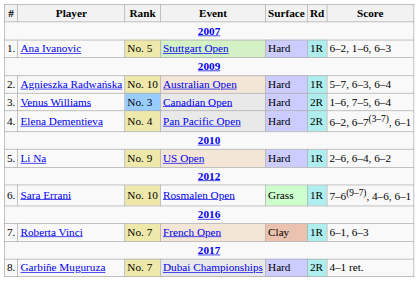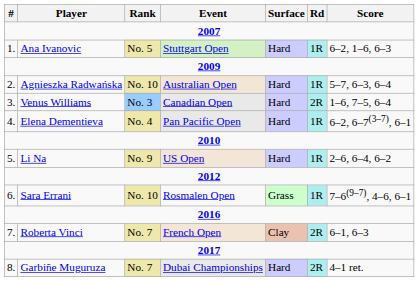(316, 121) 2R -> (316, 121) 1R
(316, 232) 1R -> (316, 232) 2R
